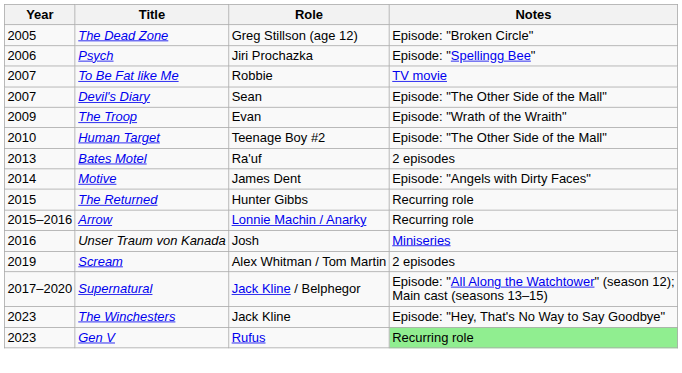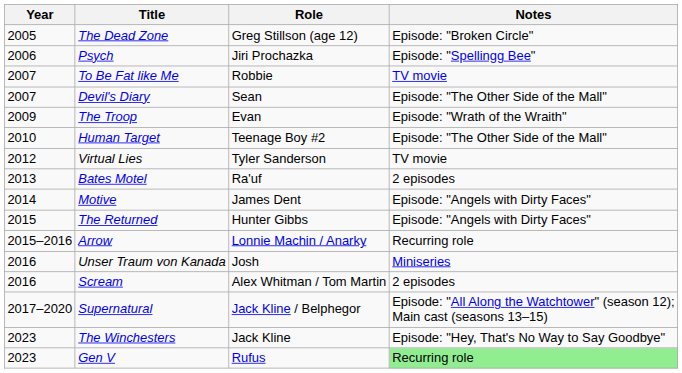+ row: (110, 158)
(433, 199) Recurring role -> (492, 220) Episode: "Angels with Dirty Faces"
(22, 261) 2019 -> (22, 281) 2016
